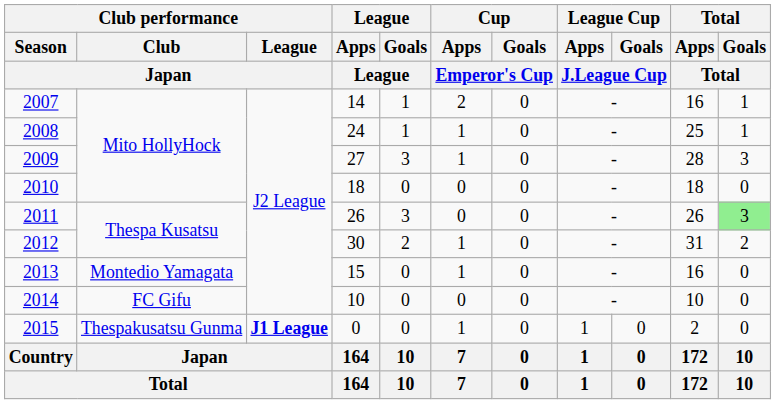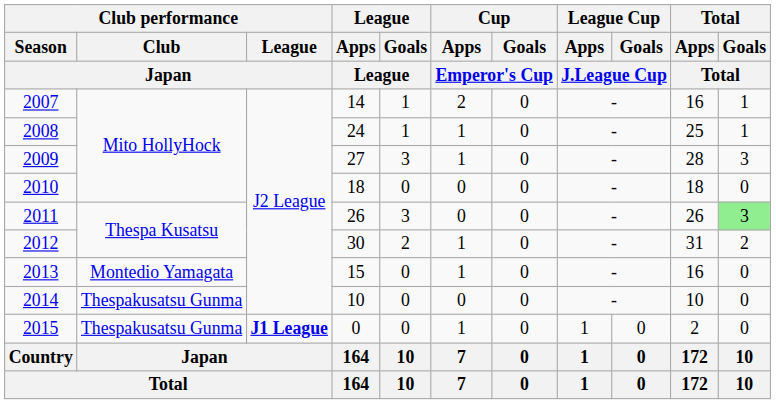(162, 300) FC Gifu -> (162, 300) Thespakusatsu Gunma
